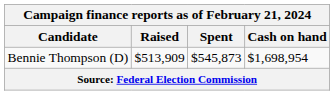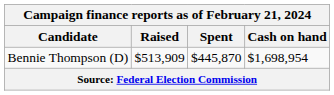(216, 57) $545,873 -> (216, 57) $445,870
